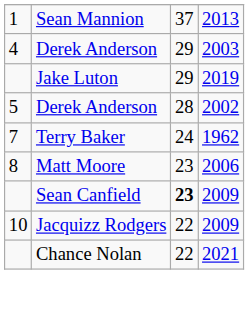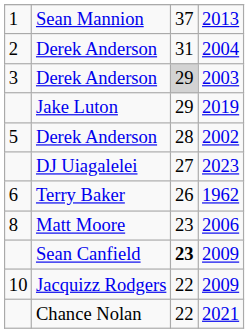+ row: (97, 48)
(13, 48) 4 -> (13, 78) 3
(184, 48) no background -> (184, 78) lightgrey background
+ row: (87, 166)
(13, 136) 7 -> (13, 195) 6
(184, 136) 24 -> (184, 195) 26
